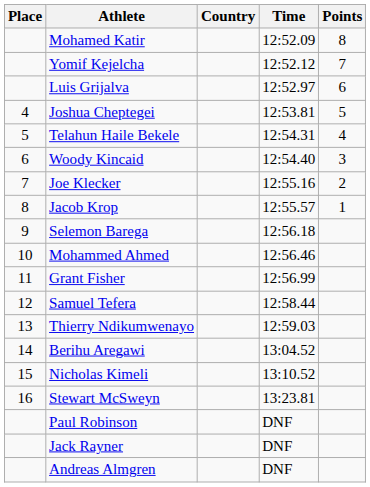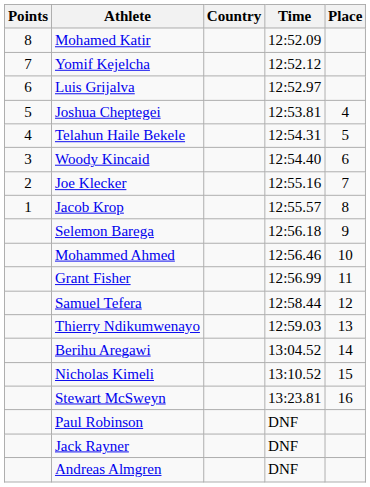columns swapped: (25, 16) <-> (342, 16)
